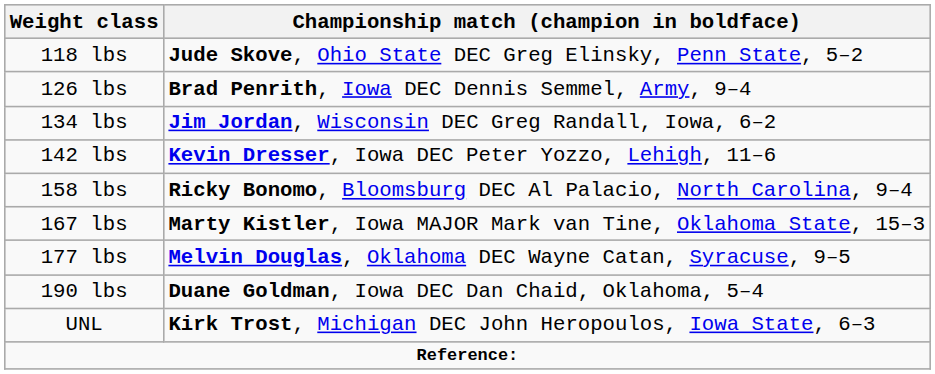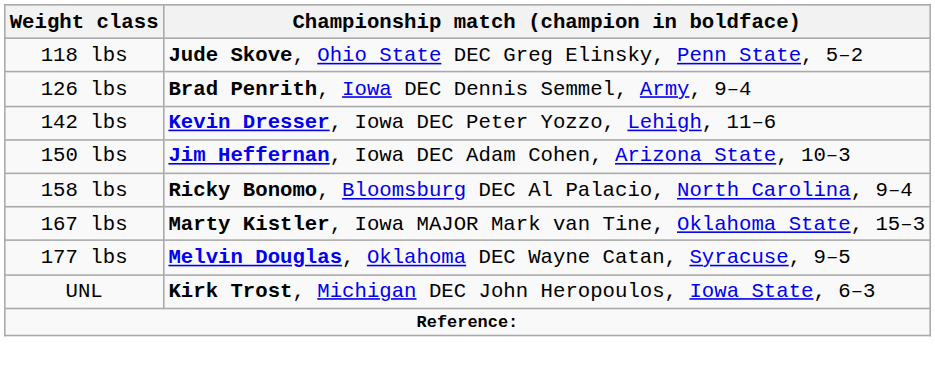- row: (84, 123)
+ row: (84, 156)
- row: (84, 291)
